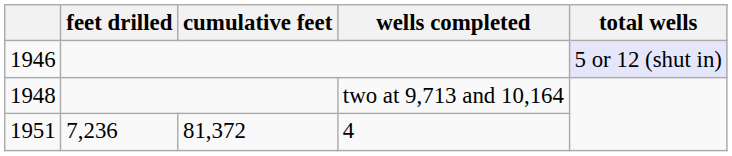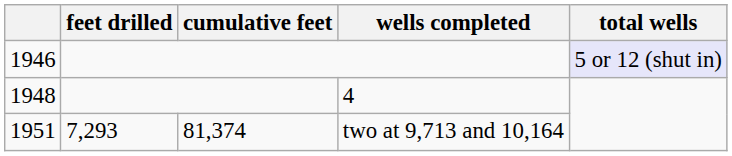(453, 95) two at 9,713 and 10,164 -> (349, 95) 4
(92, 131) 7,236 -> (92, 131) 7,293
(214, 131) 81,372 -> (214, 131) 81,374
(349, 131) 4 -> (453, 131) two at 9,713 and 10,164
